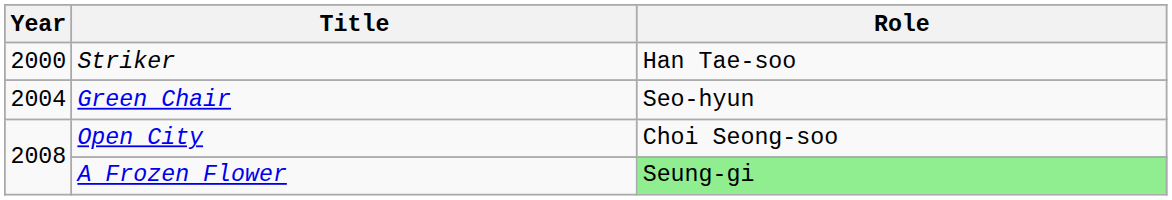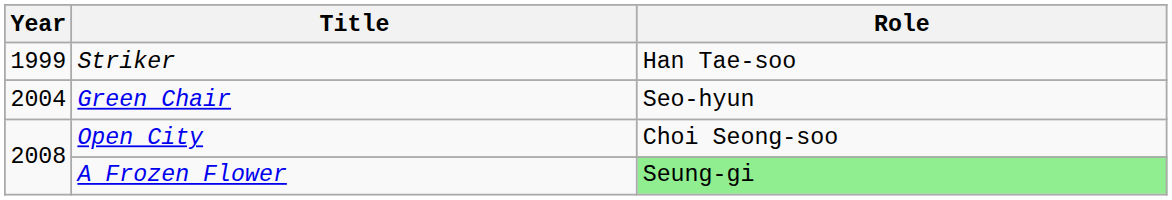(38, 62) 2000 -> (38, 62) 1999
